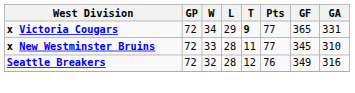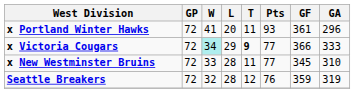+ row: (78, 30)
(210, 30) no background -> (210, 46) paleturquoise background
(302, 30) 365 -> (302, 46) 366
(332, 30) 331 -> (332, 46) 333
(302, 63) 349 -> (302, 80) 359
(332, 63) 316 -> (332, 80) 319
